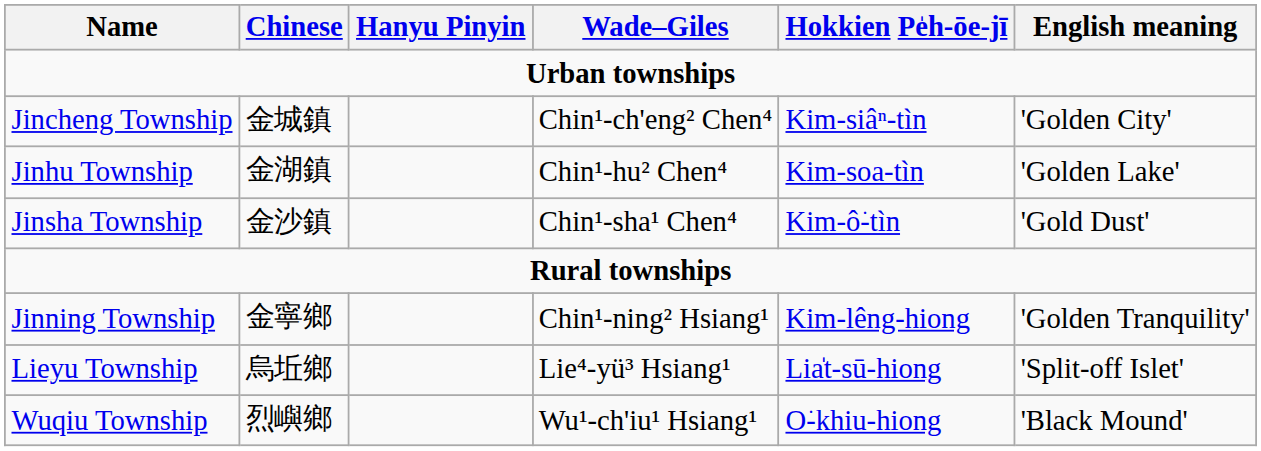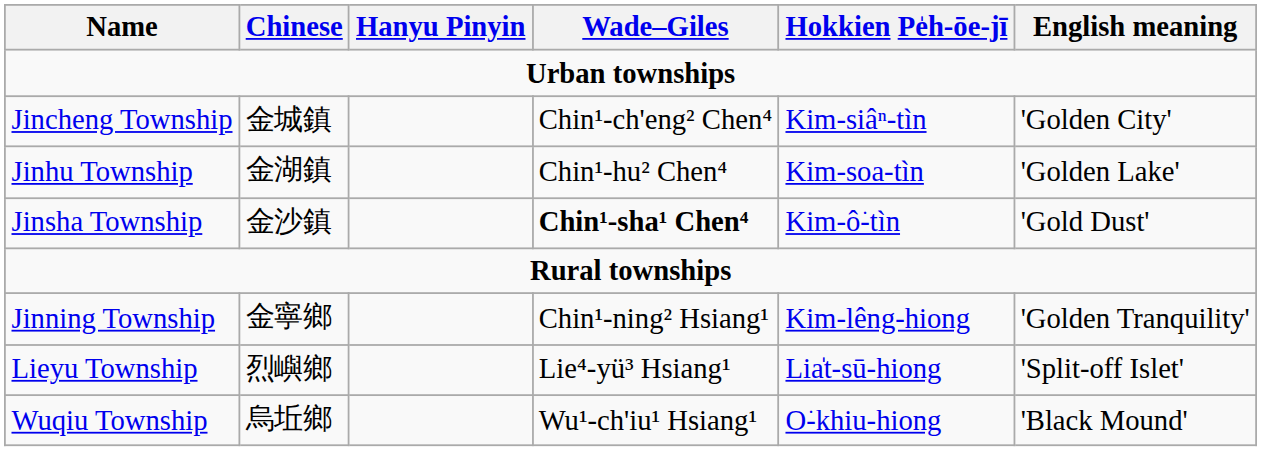(638, 222) normal -> (644, 222) bold
(289, 368) 烏坵鄉 -> (289, 368) 烈嶼鄉
(289, 419) 烈嶼鄉 -> (289, 419) 烏坵鄉
